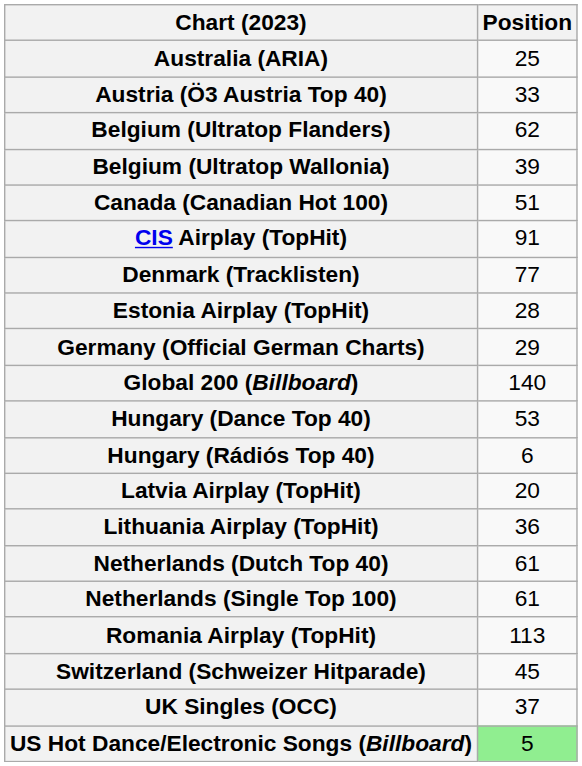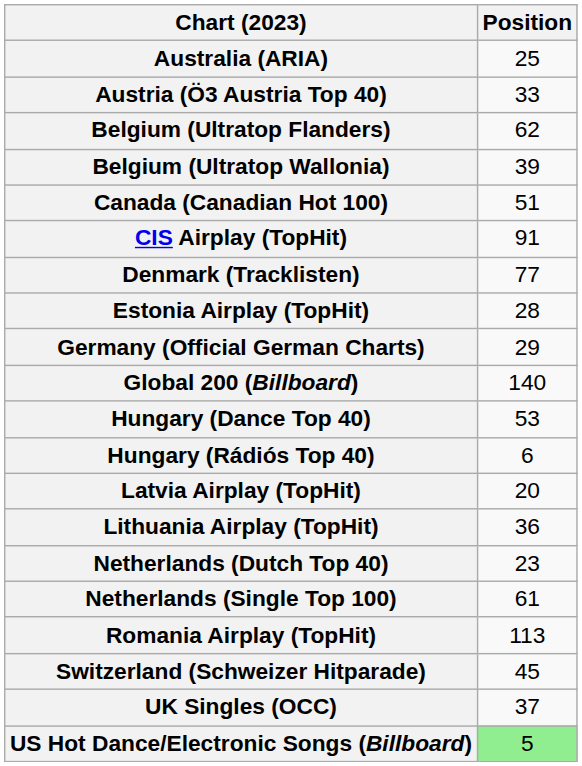(527, 563) 61 -> (527, 563) 23
